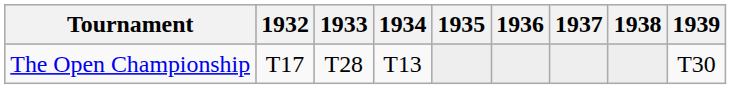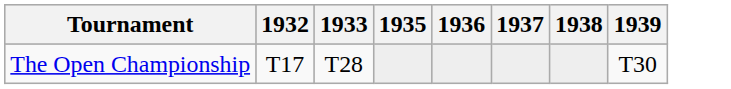- column: (403, 24)
